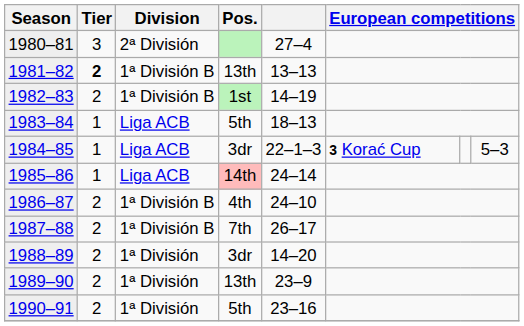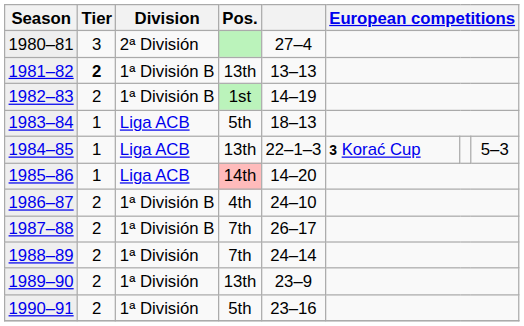(240, 149) 3dr -> (240, 149) 13th
(293, 176) 24–14 -> (293, 176) 14–20
(240, 255) 3dr -> (240, 255) 7th
(293, 255) 14–20 -> (293, 255) 24–14
